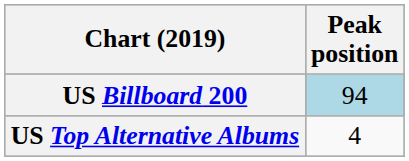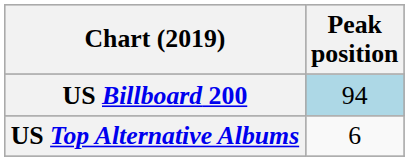(355, 135) 4 -> (355, 135) 6
